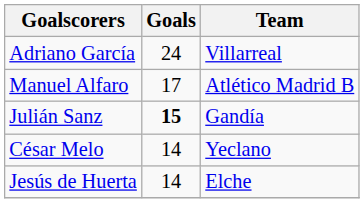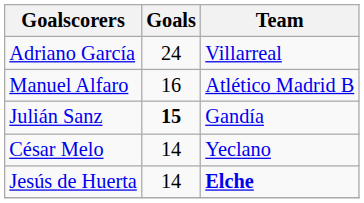(171, 85) 17 -> (171, 85) 16
(228, 181) normal -> (230, 181) bold
